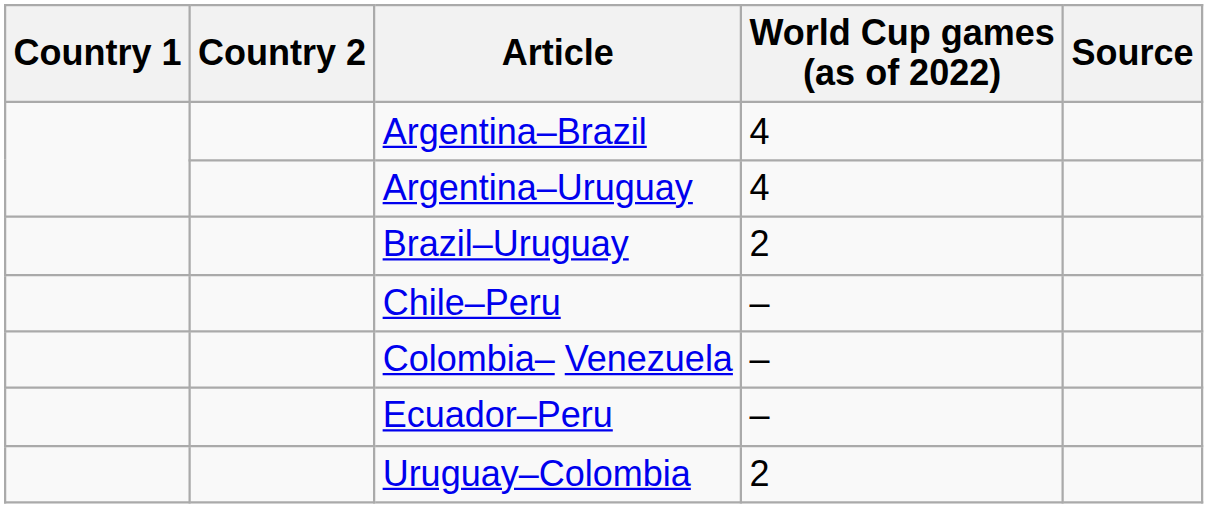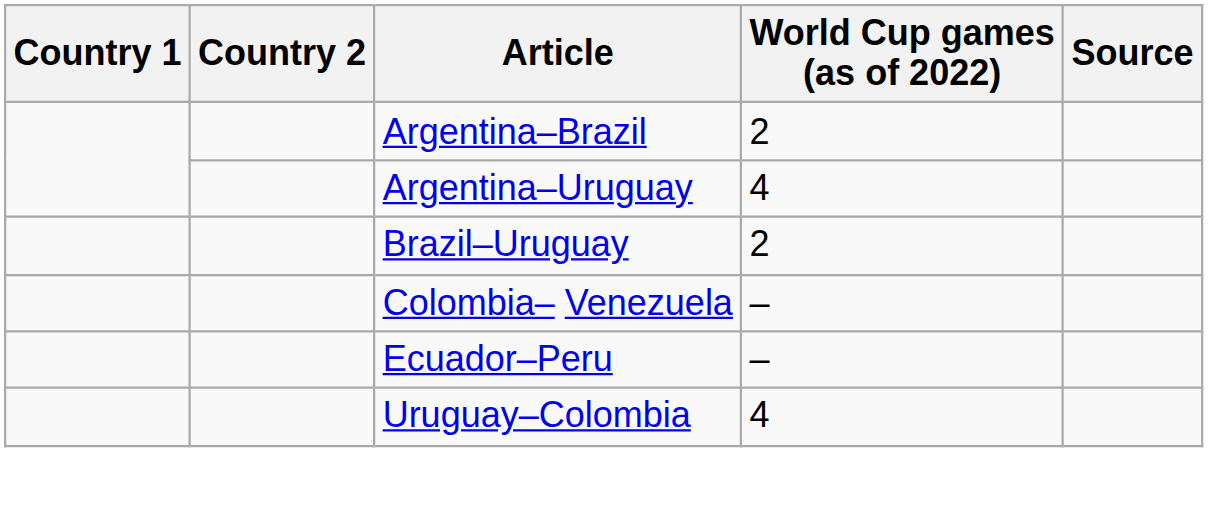(760, 130) 4 -> (760, 130) 2
- row: (472, 301)
(760, 473) 2 -> (760, 416) 4
